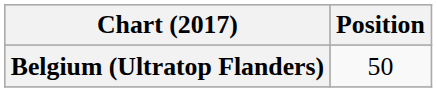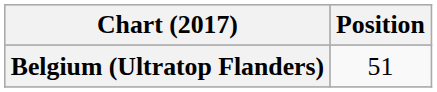(380, 65) 50 -> (380, 65) 51
